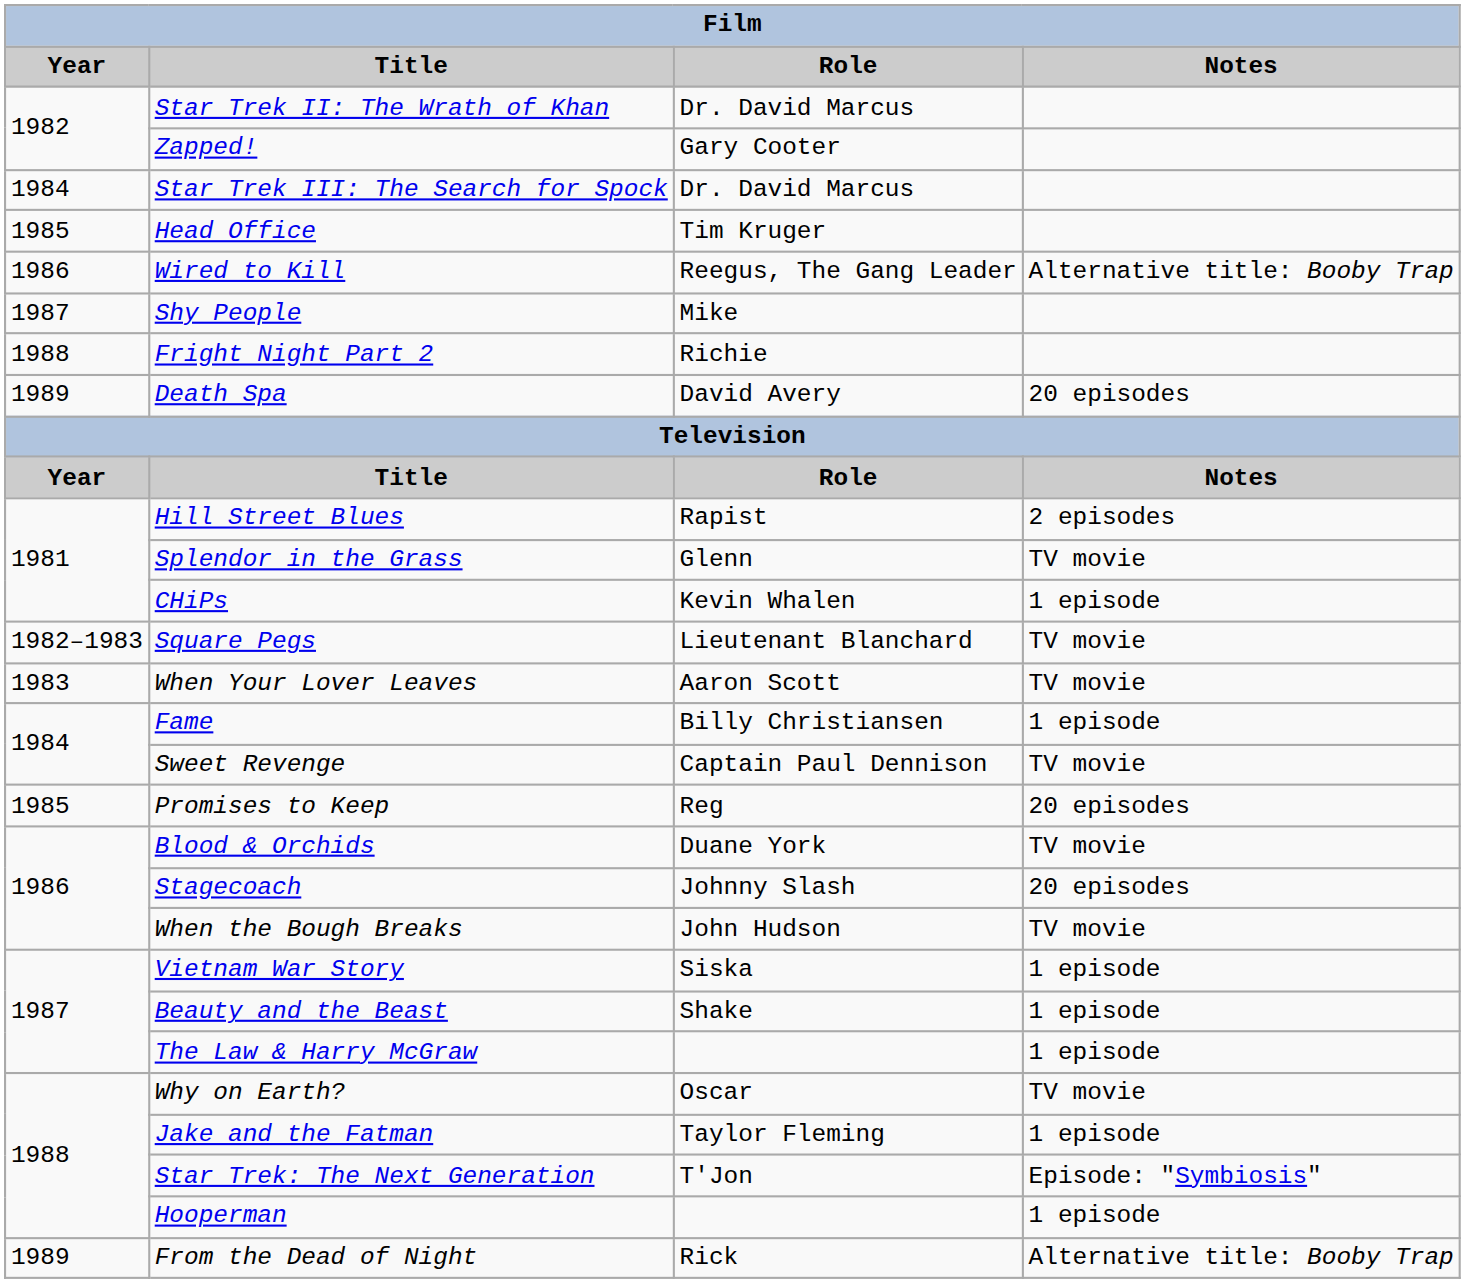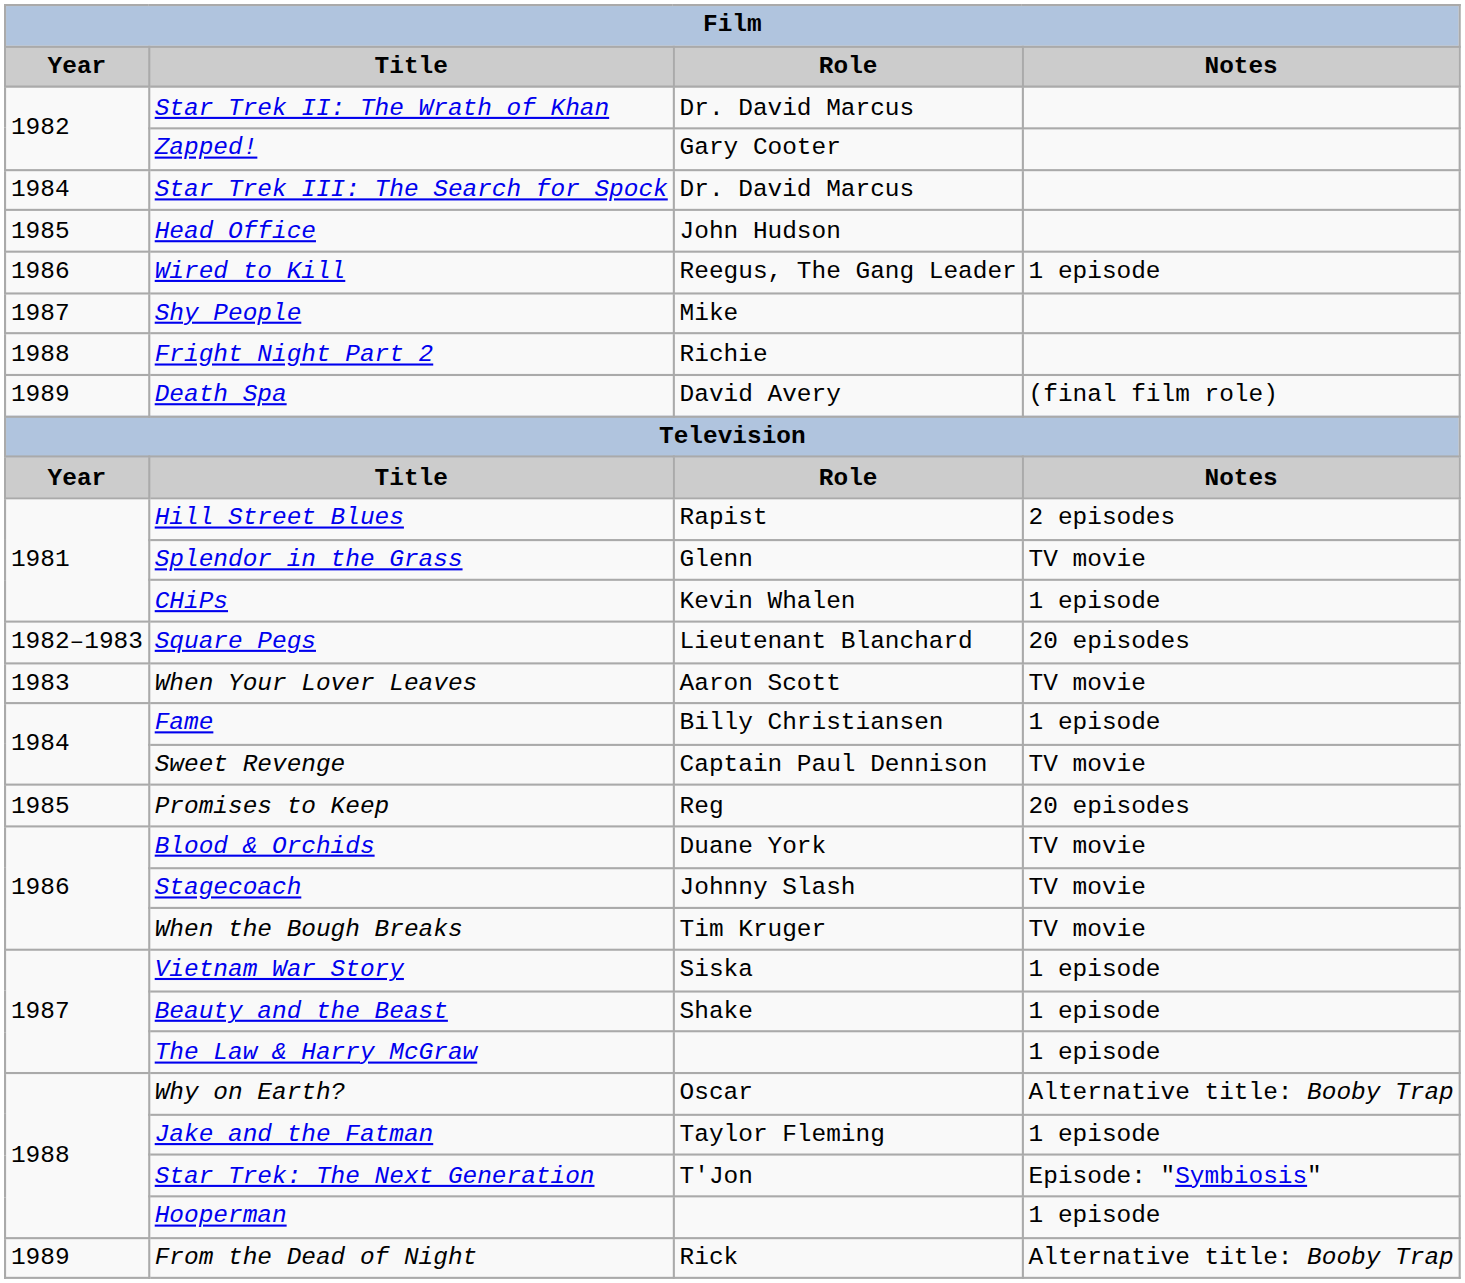(753, 231) Tim Kruger -> (760, 231) John Hudson
(1241, 272) Alternative title: Booby Trap -> (1095, 272) 1 episode
(1109, 395) 20 episodes -> (1153, 395) (final film role)
(1087, 641) TV movie -> (1109, 641) 20 episodes
(1109, 888) 20 episodes -> (1087, 888) TV movie
(760, 929) John Hudson -> (753, 929) Tim Kruger
(1087, 1093) TV movie -> (1241, 1093) Alternative title: Booby Trap
